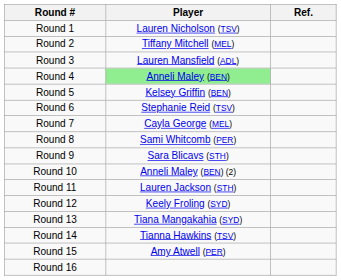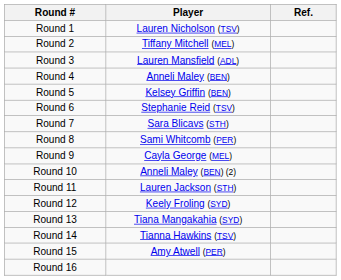(188, 76) lightgreen background -> (188, 76) no background
(188, 124) Cayla George (MEL) -> (188, 124) Sara Blicavs (STH)
(188, 156) Sara Blicavs (STH) -> (188, 156) Cayla George (MEL)
